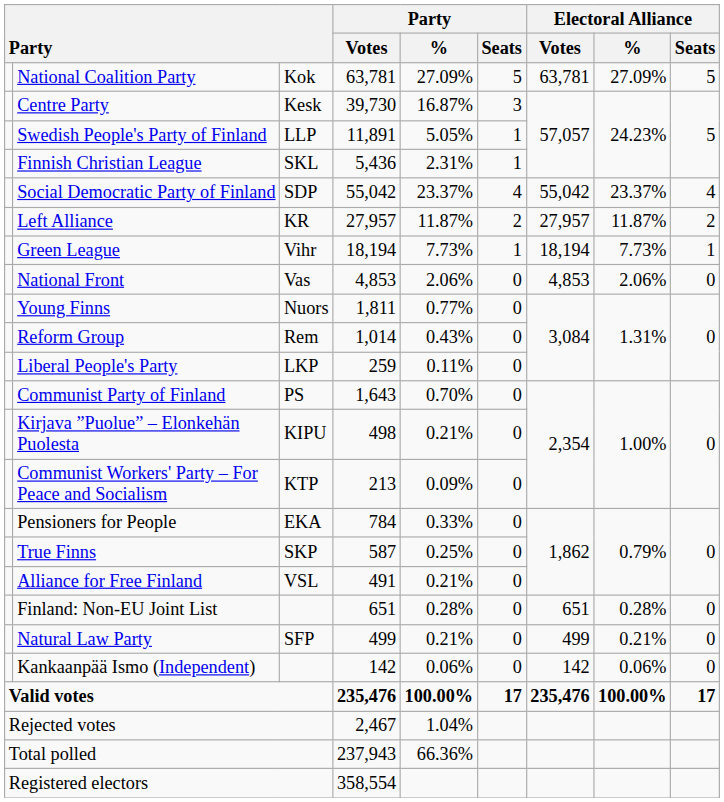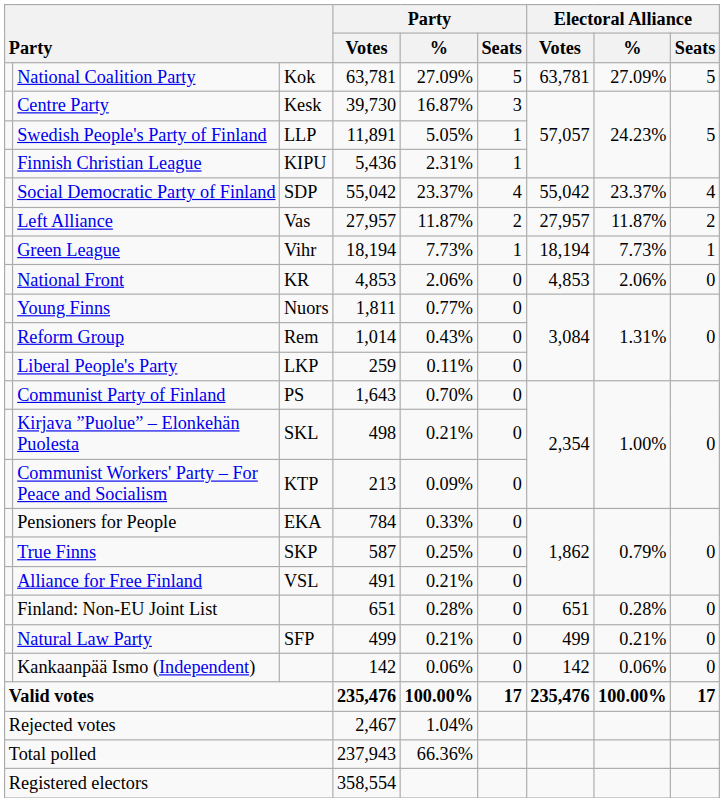(301, 163) SKL -> (305, 163) KIPU
(297, 221) KR -> (297, 221) Vas
(297, 279) Vas -> (297, 279) KR
(305, 434) KIPU -> (301, 434) SKL
